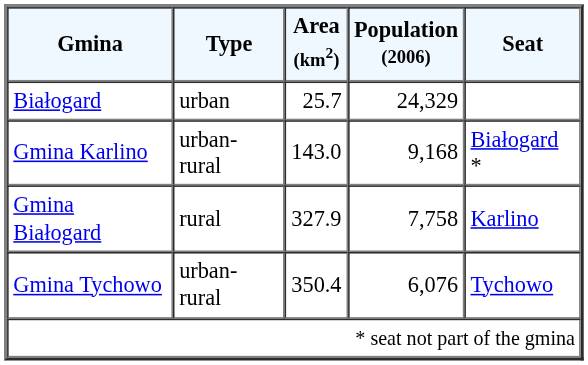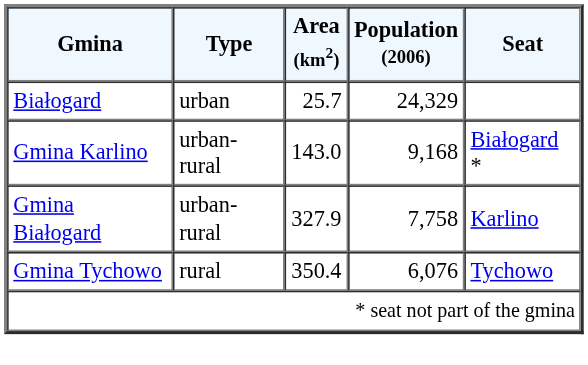(200, 218) rural -> (208, 218) urban-rural
(208, 284) urban-rural -> (200, 271) rural
